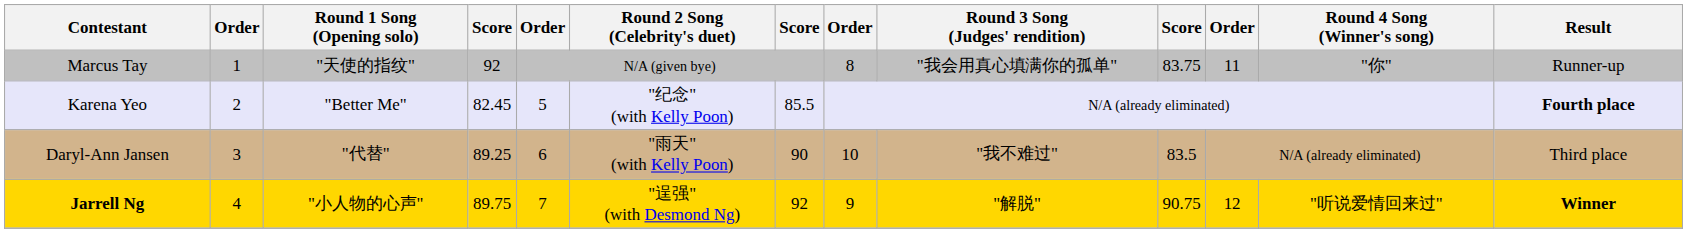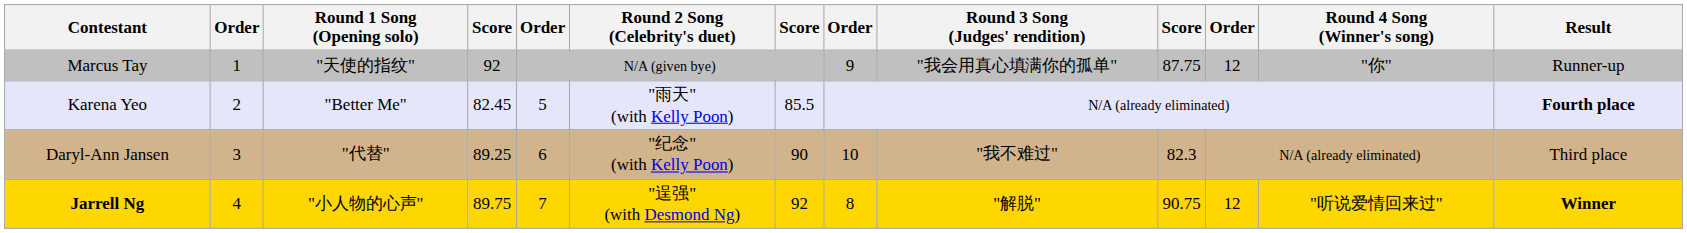(850, 65) 8 -> (850, 65) 9
(1182, 65) 83.75 -> (1182, 65) 87.75
(1232, 65) 11 -> (1232, 65) 12
(672, 105) "纪念" (with Kelly Poon) -> (672, 105) "雨天" (with Kelly Poon)
(672, 154) "雨天" (with Kelly Poon) -> (672, 154) "纪念" (with Kelly Poon)
(1182, 154) 83.5 -> (1182, 154) 82.3
(850, 203) 9 -> (850, 203) 8
